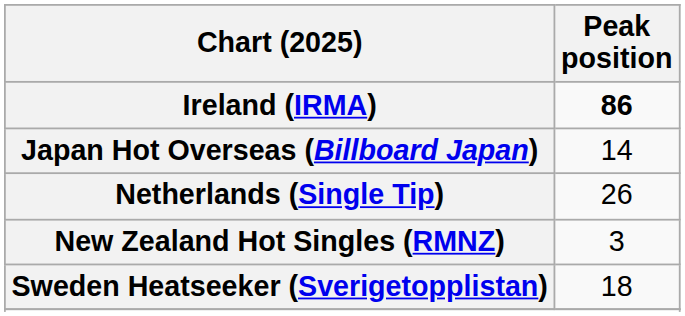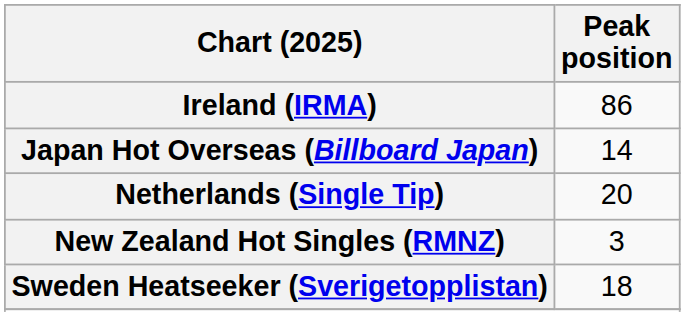(617, 104) bold -> (617, 104) normal
(617, 195) 26 -> (617, 195) 20
